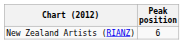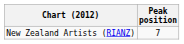(158, 33) 6 -> (158, 33) 7
